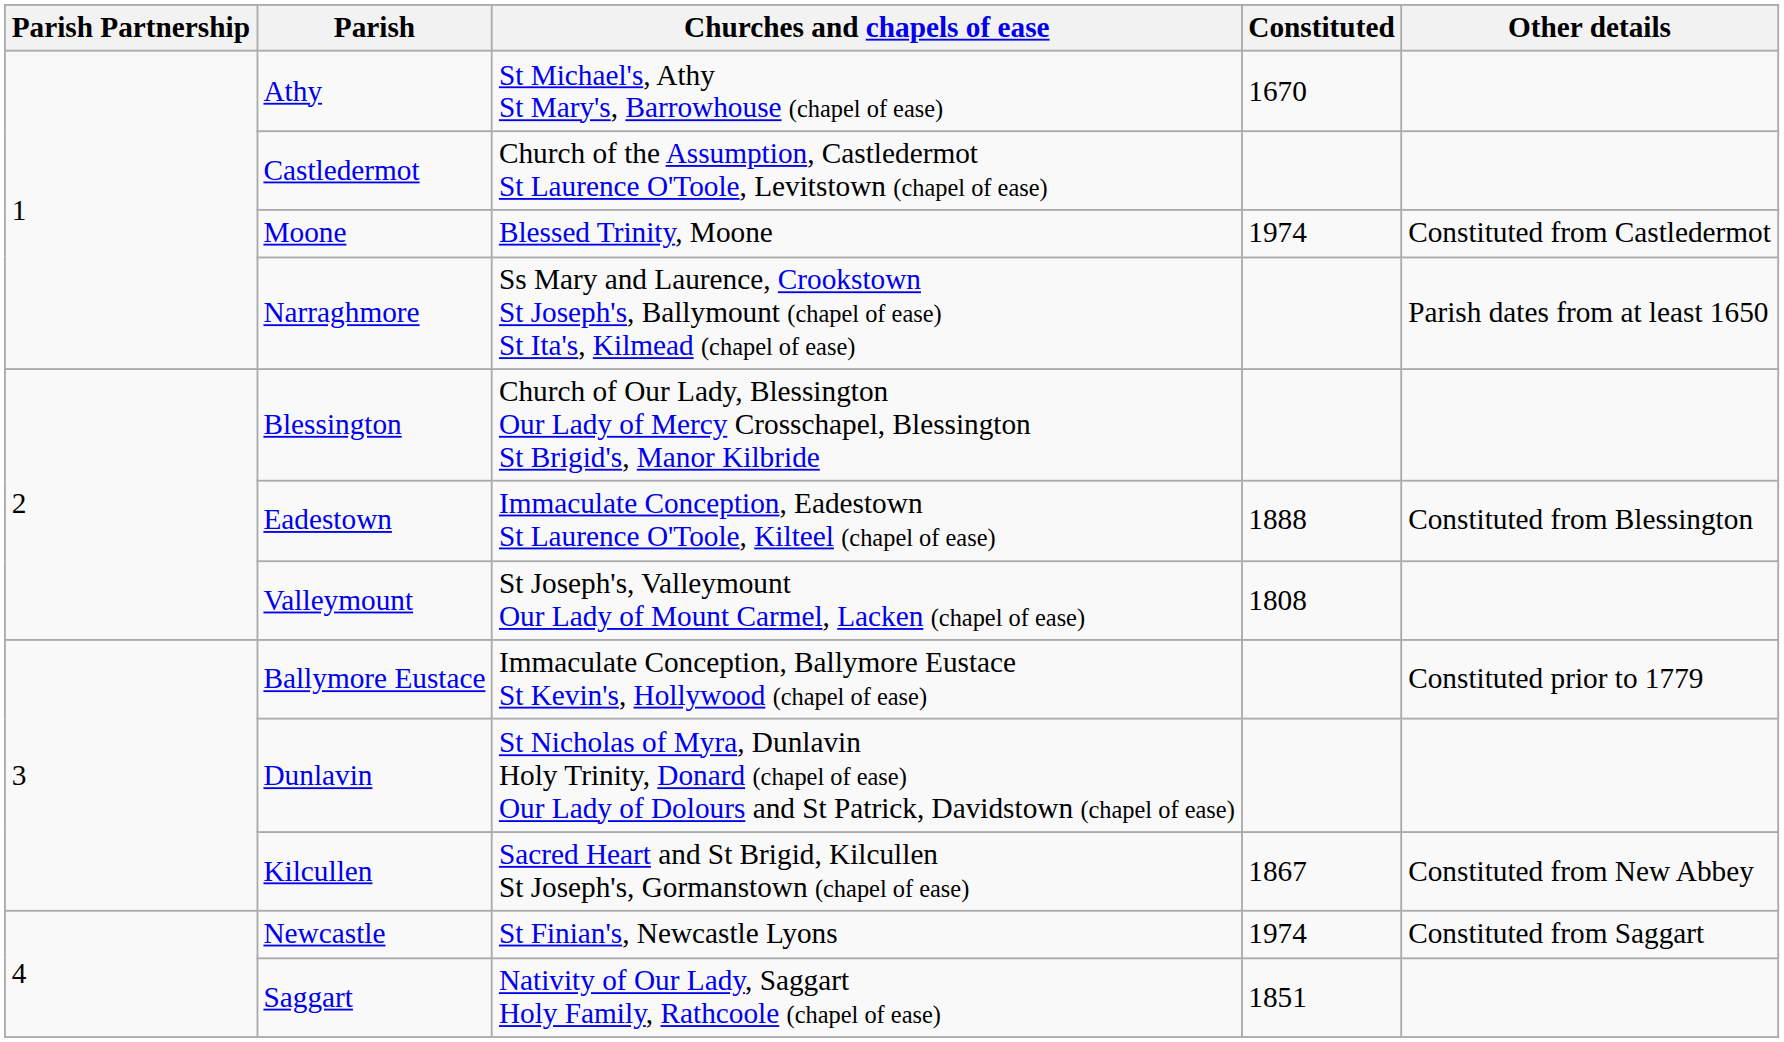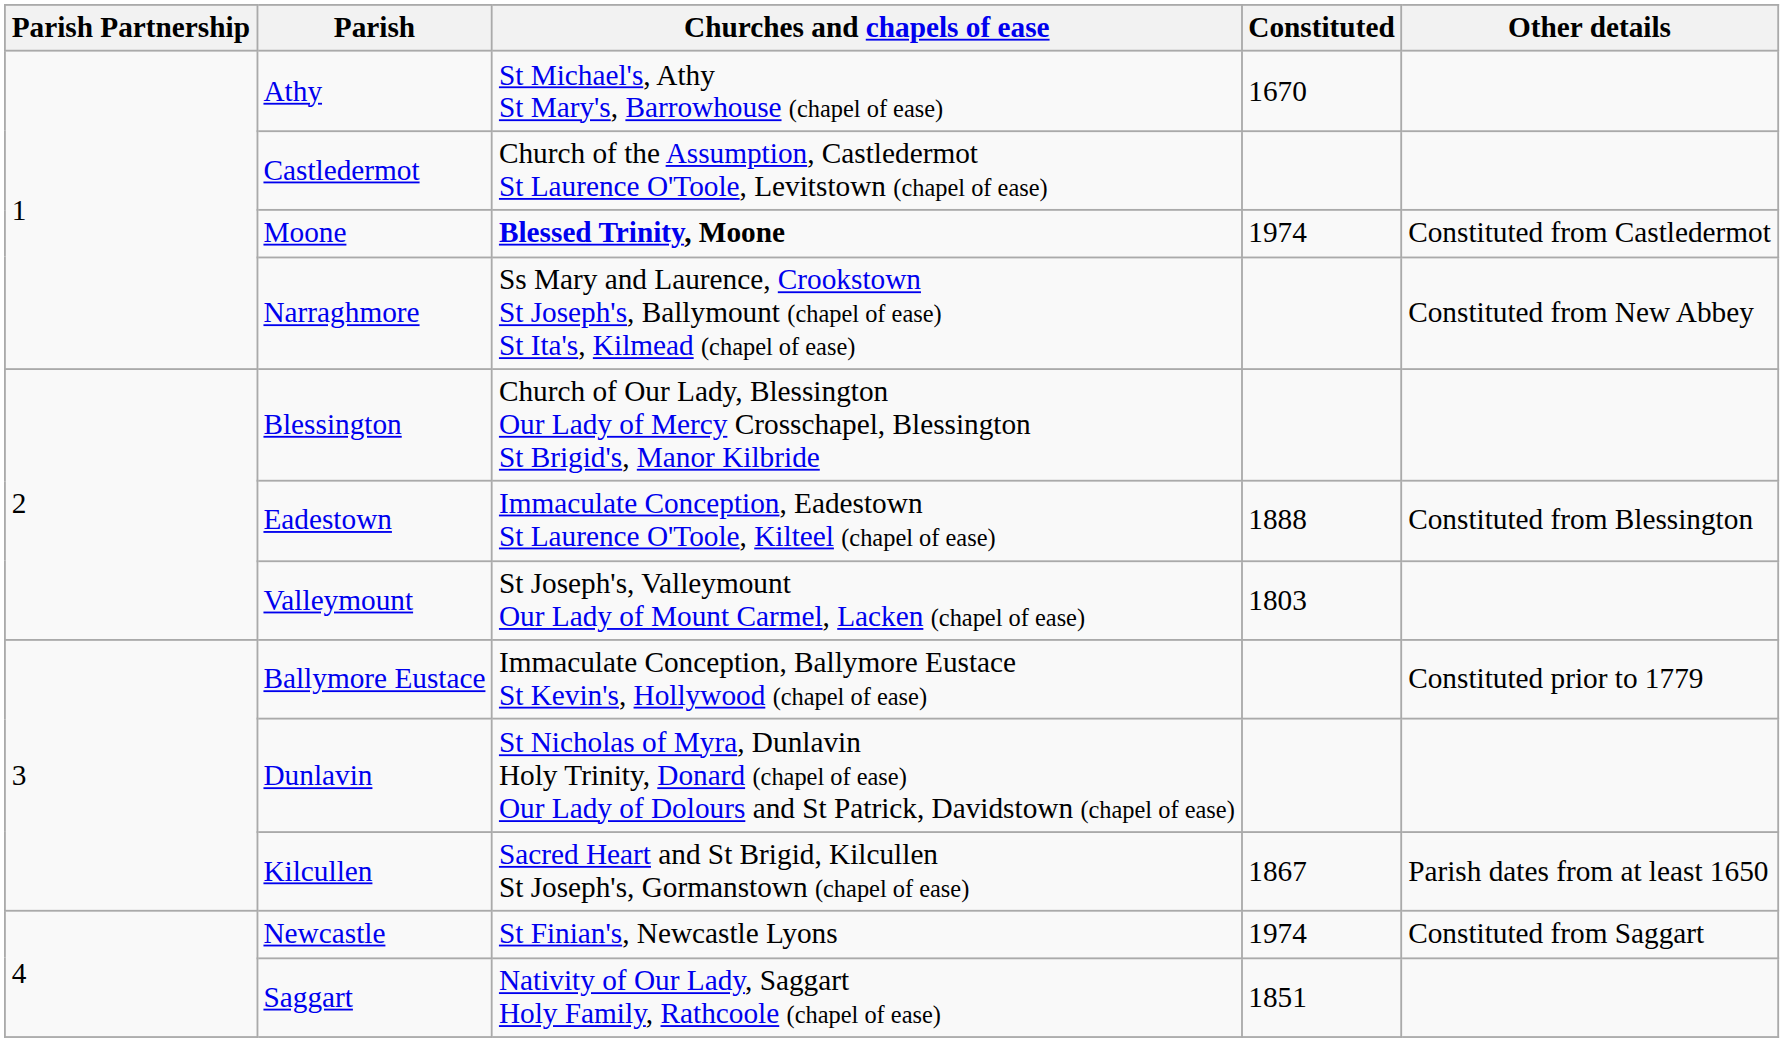(636, 232) normal -> (642, 232) bold
(1588, 312) Parish dates from at least 1650 -> (1581, 312) Constituted from New Abbey
(1278, 599) 1808 -> (1278, 599) 1803
(1581, 870) Constituted from New Abbey -> (1588, 870) Parish dates from at least 1650
